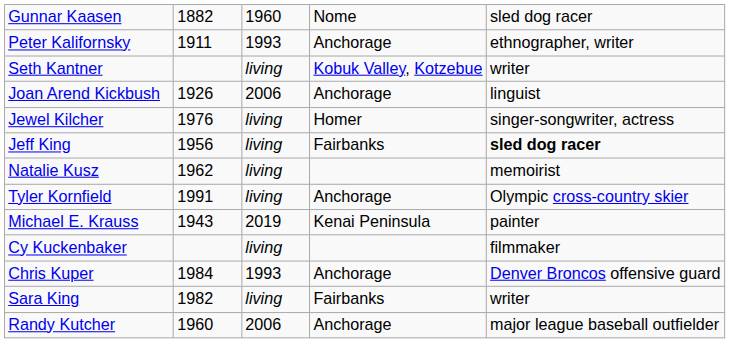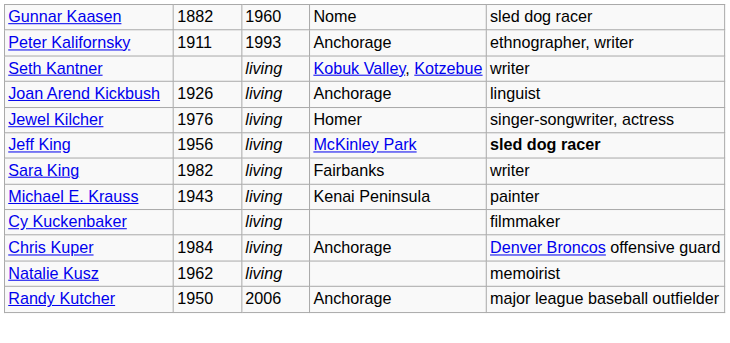(263, 94) 2006 -> (264, 94) living
(349, 145) Fairbanks -> (365, 145) McKinley Park
rows swapped: (44, 299) <-> (54, 171)
- row: (60, 196)
(263, 222) 2019 -> (264, 196) living
(263, 273) 1993 -> (264, 247) living
(195, 324) 1960 -> (195, 299) 1950
